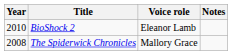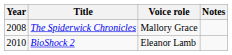rows swapped: (83, 43) <-> (53, 27)
